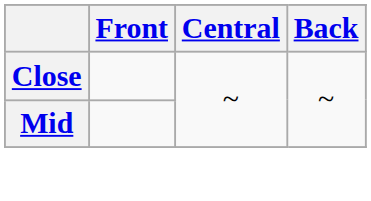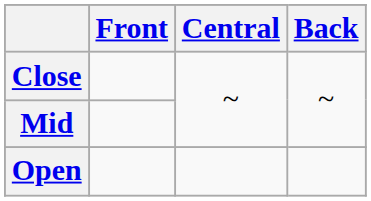+ row: (47, 170)
